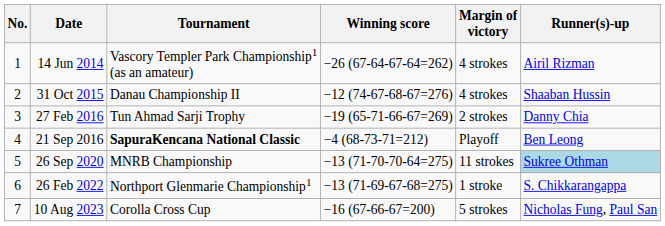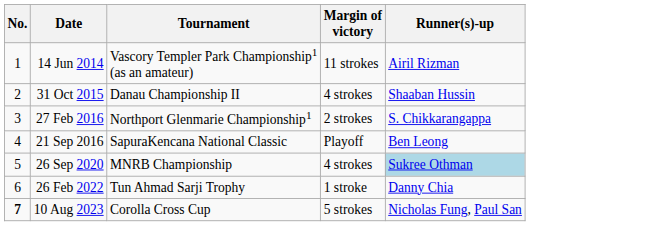- column: (388, 23)
(483, 63) 4 strokes -> (351, 63) 11 strokes
(177, 117) Tun Ahmad Sarji Trophy -> (211, 118) Northport Glenmarie Championship1
(556, 117) Danny Chia -> (440, 118) S. Chikkarangappa
(205, 139) bold -> (198, 142) normal
(486, 162) 11 strokes -> (348, 164) 4 strokes
(211, 185) Northport Glenmarie Championship1 -> (177, 187) Tun Ahmad Sarji Trophy
(575, 185) S. Chikkarangappa -> (421, 187) Danny Chia
(18, 209) normal -> (18, 209) bold
